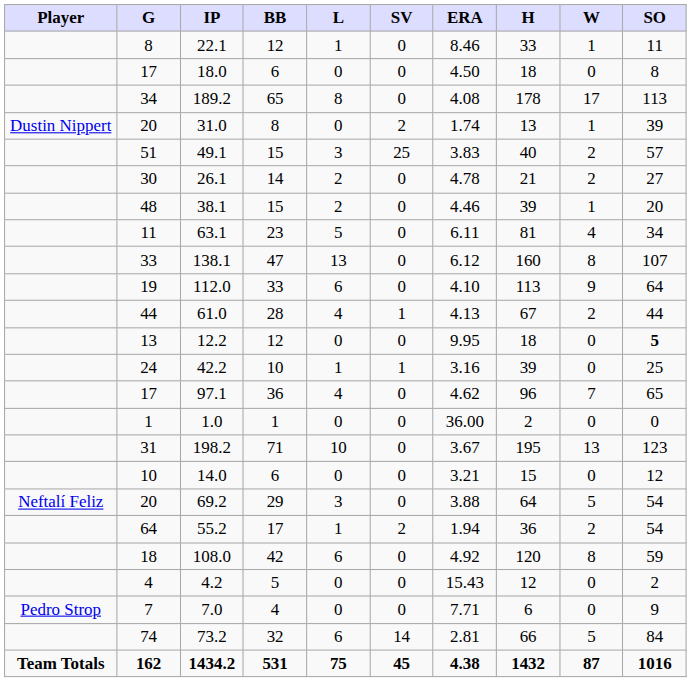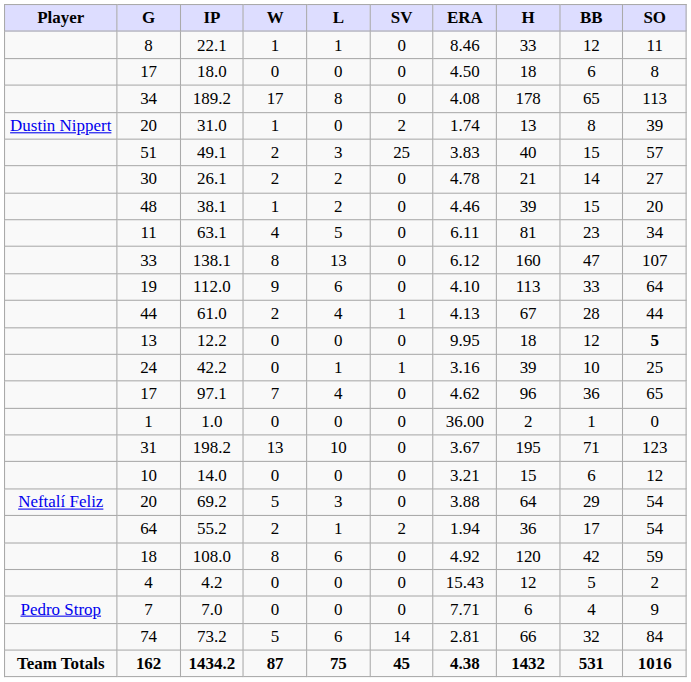columns swapped: (591, 17) <-> (275, 17)
